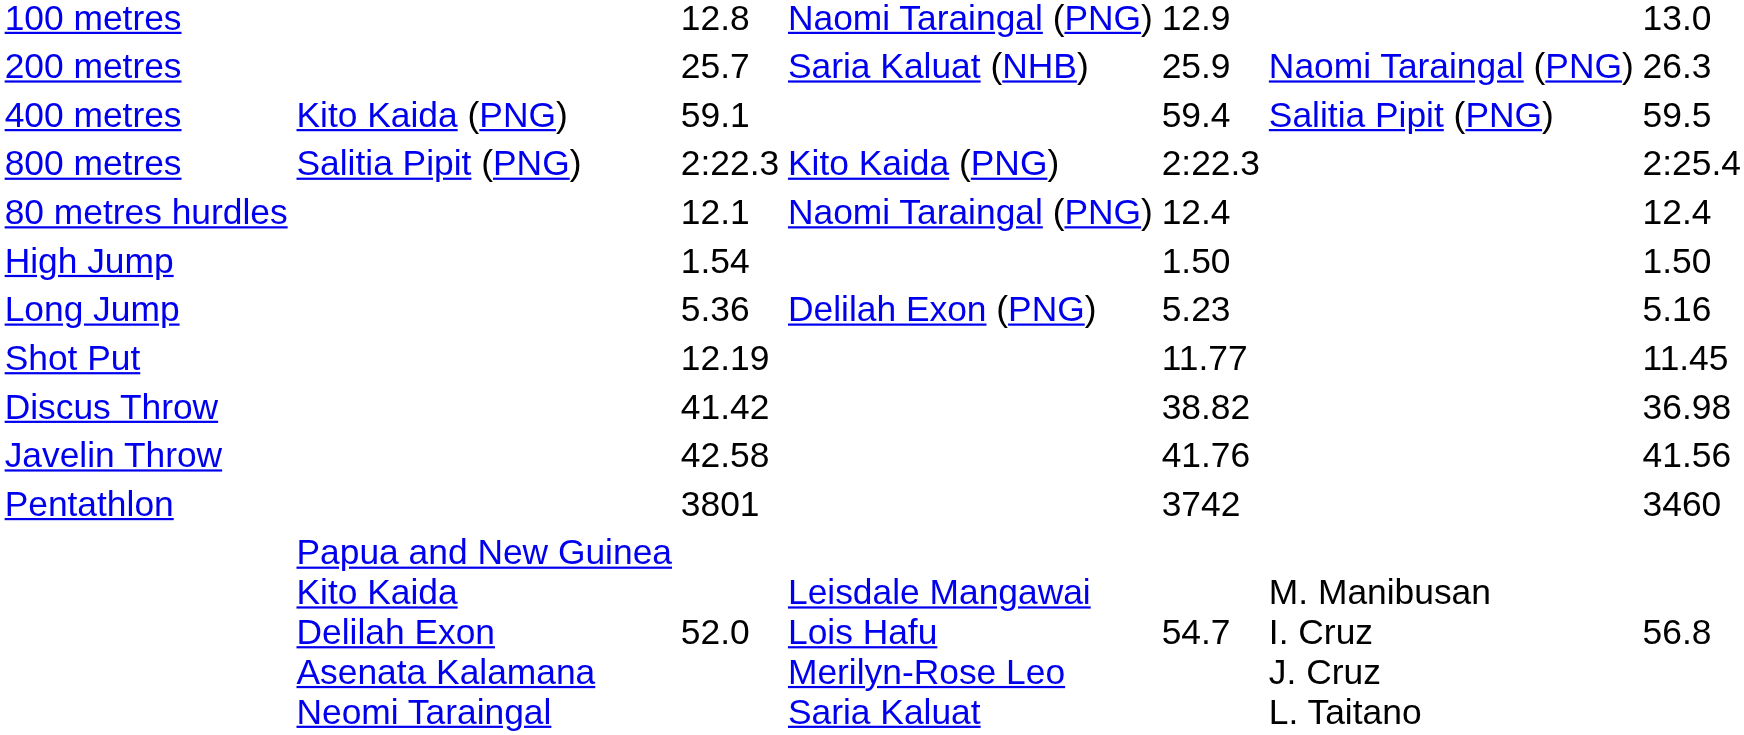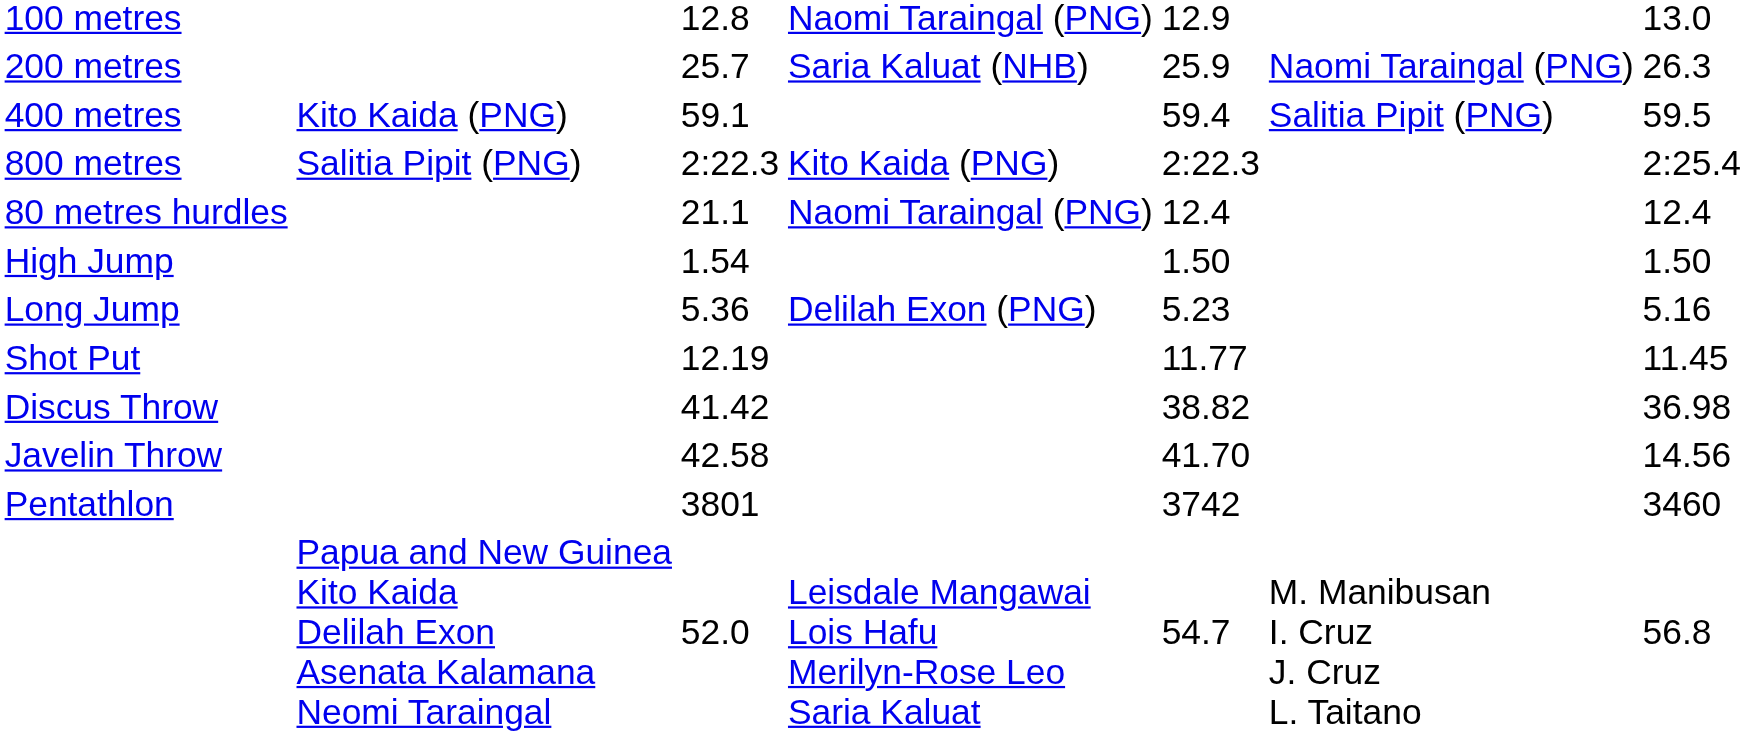(715, 212) 12.1 -> (715, 212) 21.1
(1206, 455) 41.76 -> (1206, 455) 41.70
(1687, 455) 41.56 -> (1687, 455) 14.56
